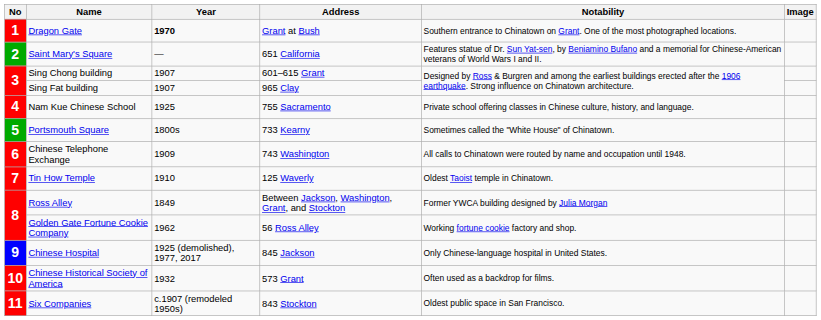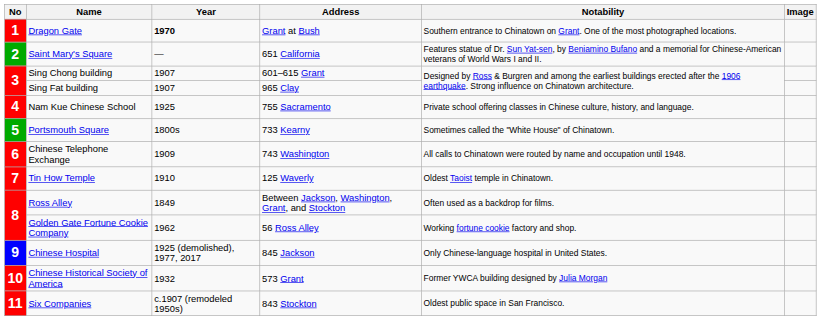(515, 203) Former YWCA building designed by Julia Morgan -> (489, 203) Often used as a backdrop for films.
(489, 279) Often used as a backdrop for films. -> (515, 279) Former YWCA building designed by Julia Morgan
